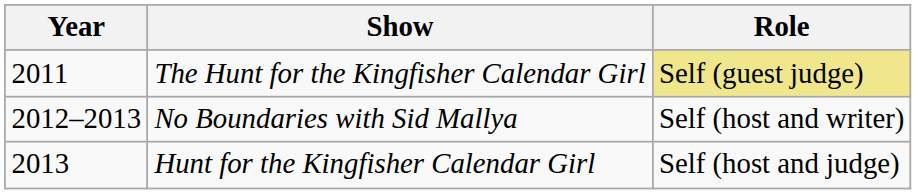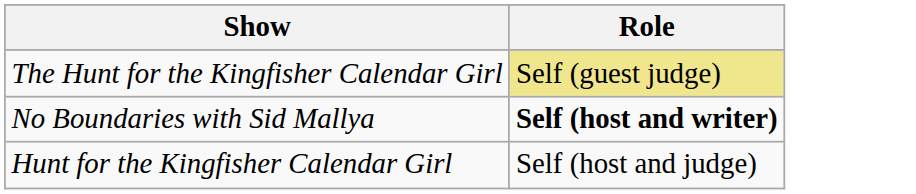- column: (76, 27)
(782, 118) normal -> (647, 118) bold
